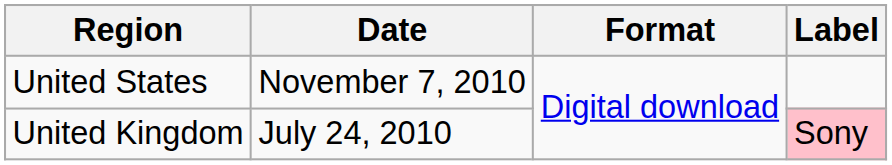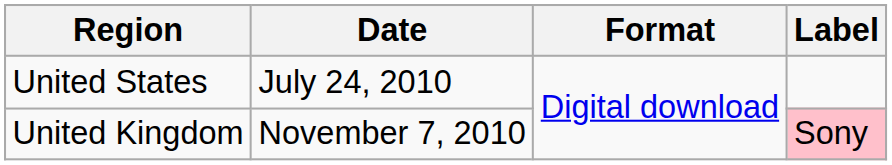(392, 81) November 7, 2010 -> (355, 81) July 24, 2010
(355, 133) July 24, 2010 -> (392, 133) November 7, 2010
